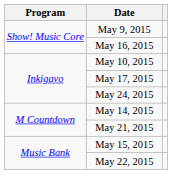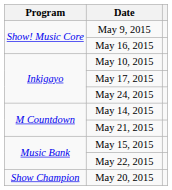+ row: (124, 177)
